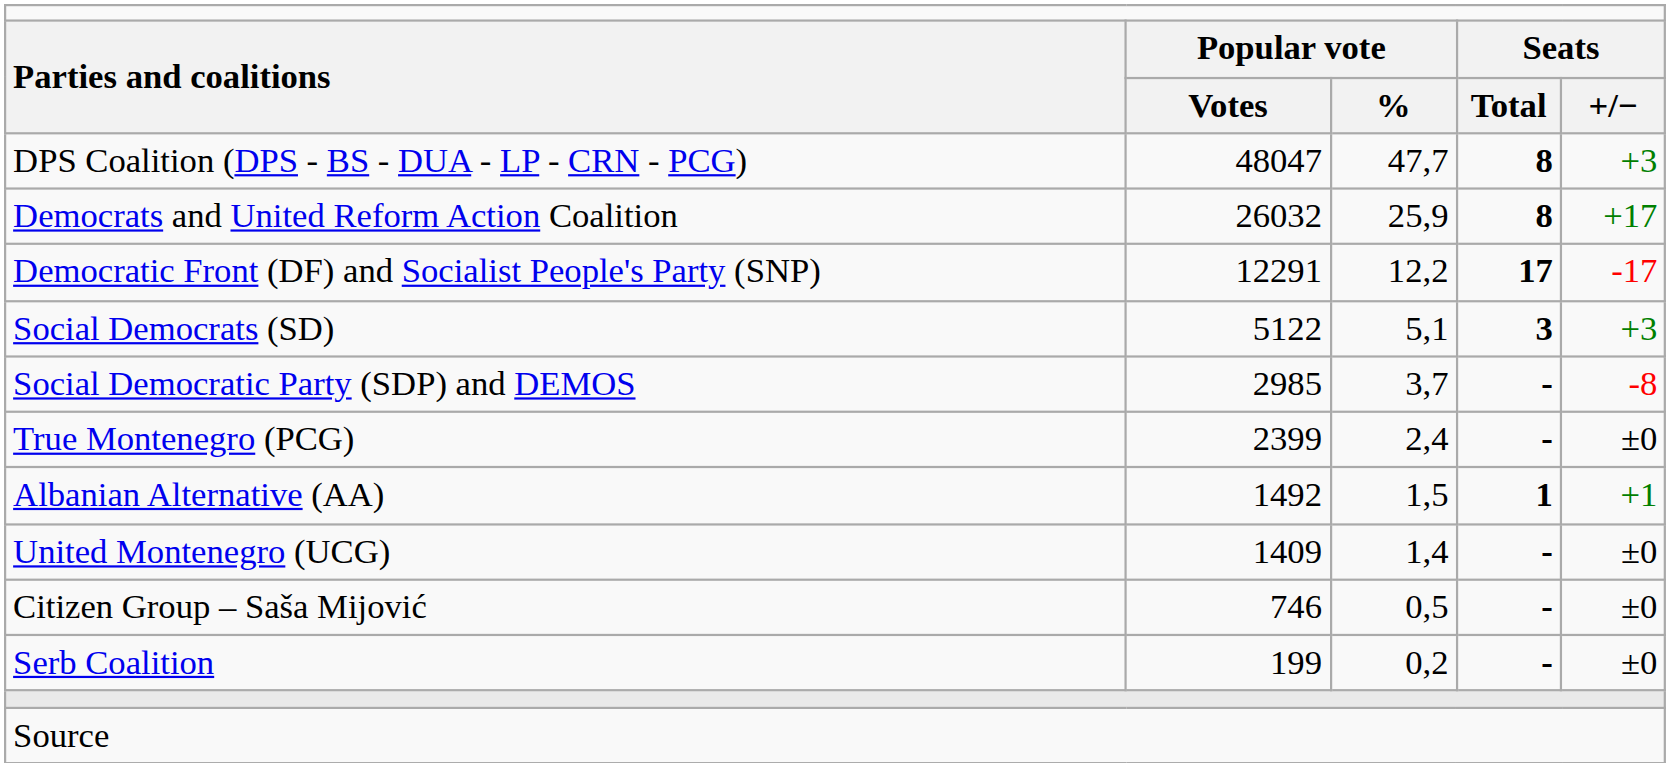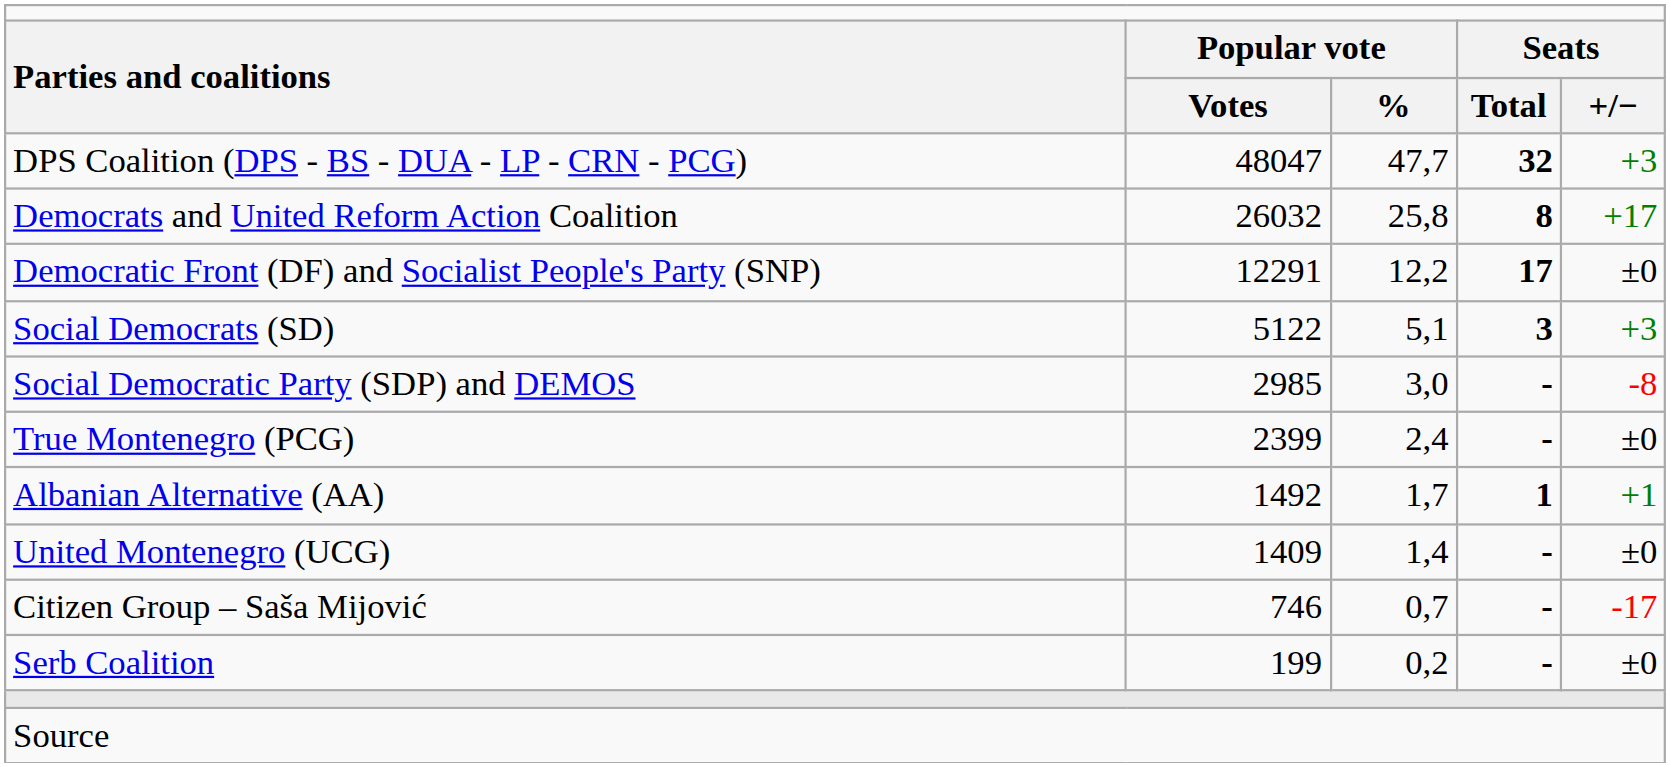(1544, 159) 8 -> (1536, 159) 32
(1418, 215) 25,9 -> (1418, 215) 25,8
(1634, 271) -17 -> (1639, 271) ±0
(1427, 382) 3,7 -> (1427, 382) 3,0
(1427, 494) 1,5 -> (1427, 494) 1,7
(1427, 606) 0,5 -> (1427, 606) 0,7
(1639, 606) ±0 -> (1634, 606) -17
